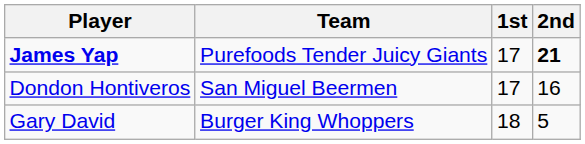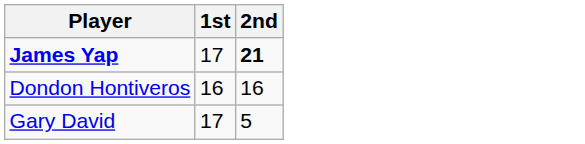- column: (344, 21)
(509, 88) 17 -> (212, 88) 16
(509, 121) 18 -> (212, 121) 17
